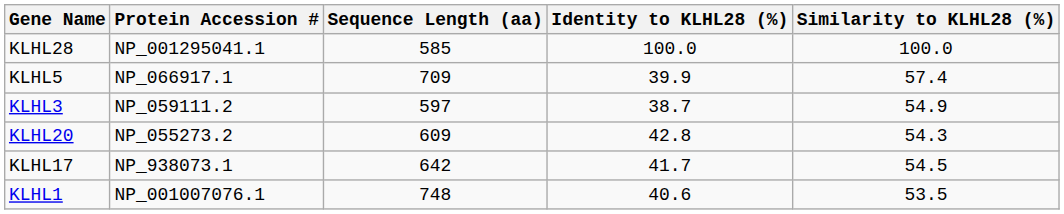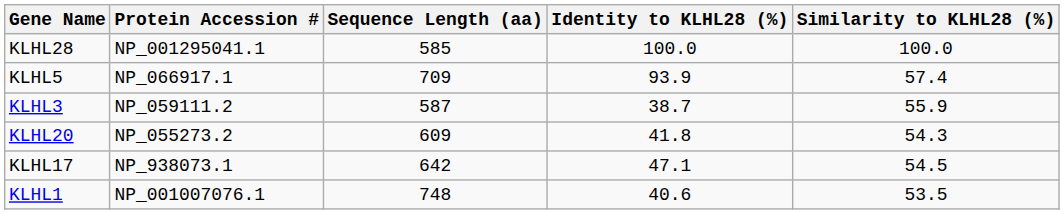(670, 78) 39.9 -> (670, 78) 93.9
(435, 107) 597 -> (435, 107) 587
(926, 107) 54.9 -> (926, 107) 55.9
(670, 136) 42.8 -> (670, 136) 41.8
(670, 166) 41.7 -> (670, 166) 47.1
